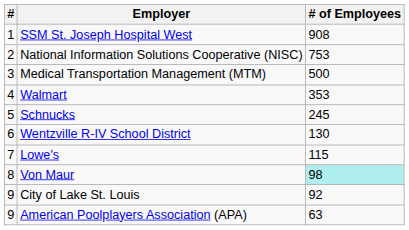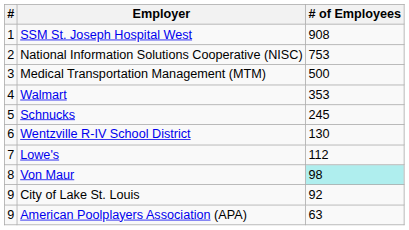(319, 154) 115 -> (319, 154) 112
